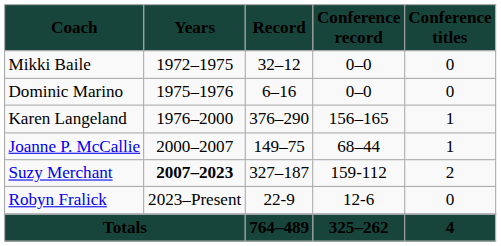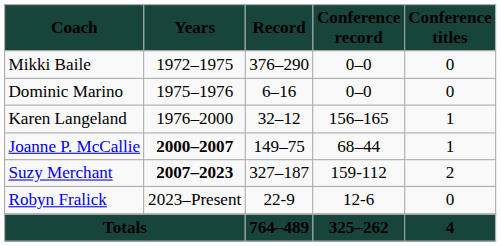(279, 64) 32–12 -> (279, 64) 376–290
(279, 118) 376–290 -> (279, 118) 32–12
(195, 145) normal -> (195, 145) bold
